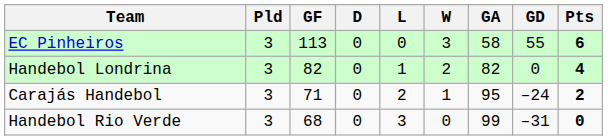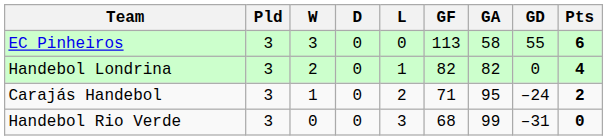columns swapped: (446, 18) <-> (313, 18)
